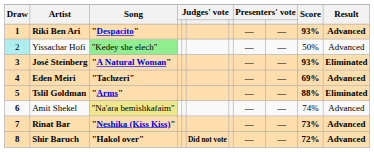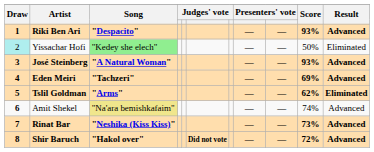(346, 47) Advanced -> (346, 47) Eliminated
(346, 63) Eliminated -> (346, 63) Advanced
(310, 93) 88% -> (310, 93) 62%
